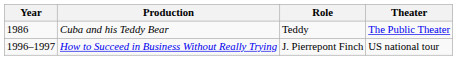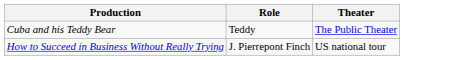- column: (31, 13)
